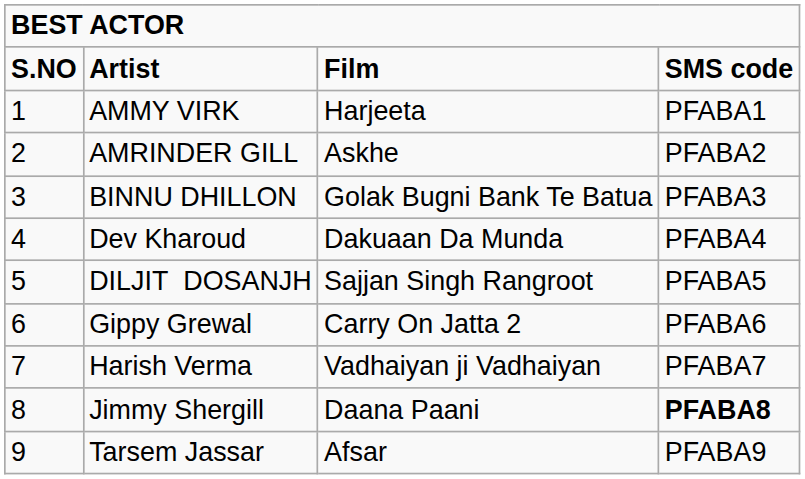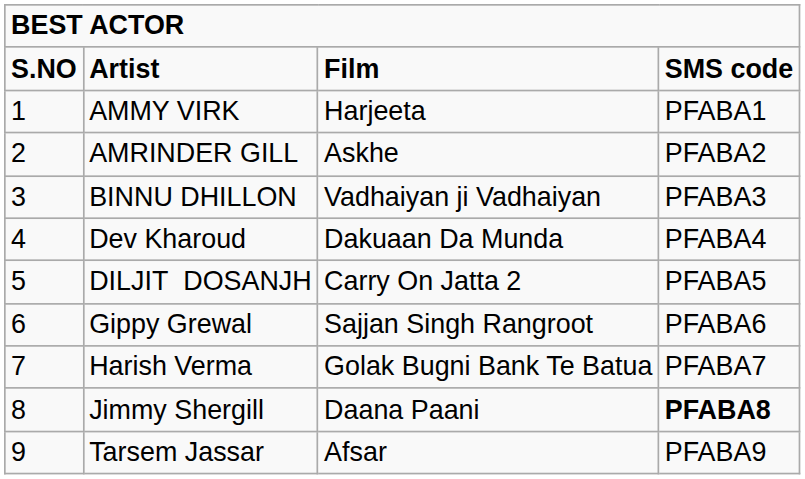(488, 196) Golak Bugni Bank Te Batua -> (463, 196) Vadhaiyan ji Vadhaiyan
(459, 281) Sajjan Singh Rangroot -> (423, 281) Carry On Jatta 2
(423, 324) Carry On Jatta 2 -> (459, 324) Sajjan Singh Rangroot
(463, 366) Vadhaiyan ji Vadhaiyan -> (488, 366) Golak Bugni Bank Te Batua
